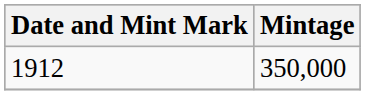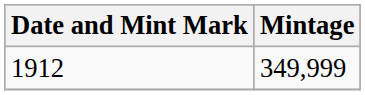(303, 67) 350,000 -> (303, 67) 349,999
